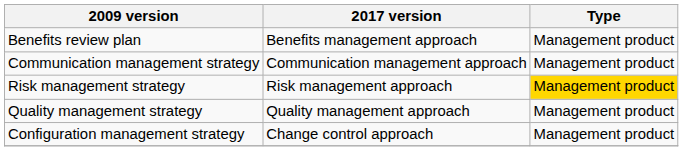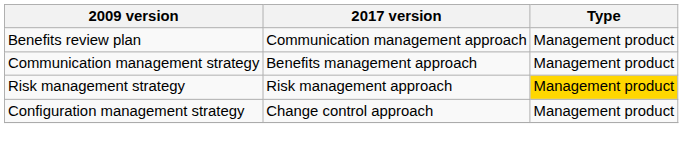(372, 39) Benefits management approach -> (396, 39) Communication management approach
(396, 63) Communication management approach -> (372, 63) Benefits management approach
- row: (105, 110)
